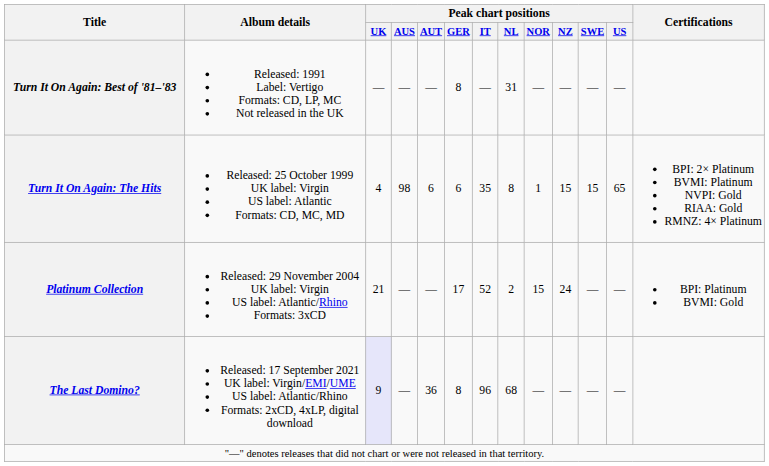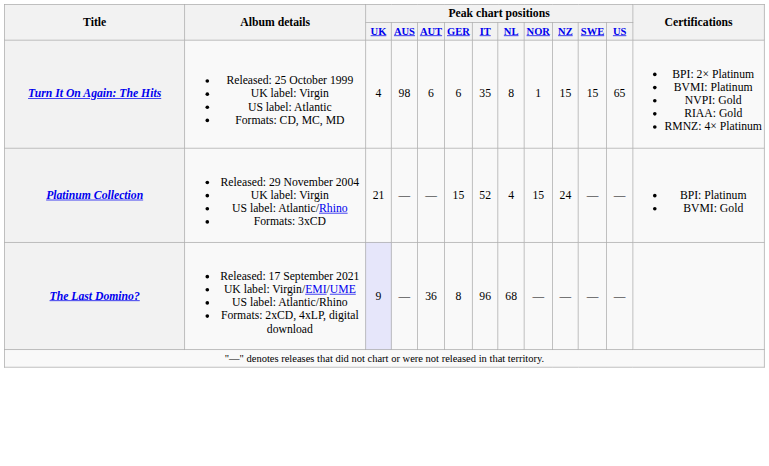- row: (95, 87)
(458, 289) 17 -> (458, 195) 15
(511, 289) 2 -> (511, 195) 4
